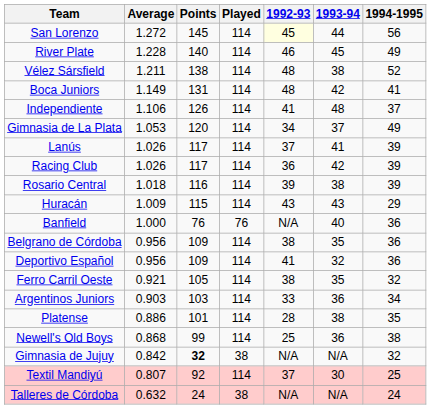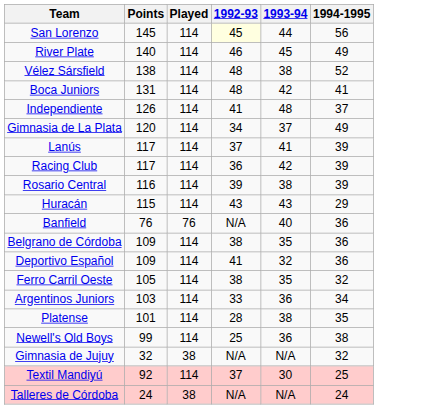- column: (151, 14)
(198, 356) bold -> (146, 356) normal
